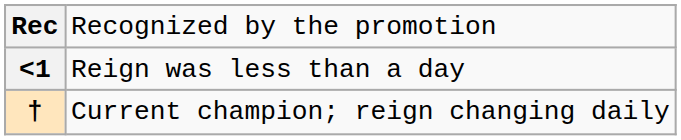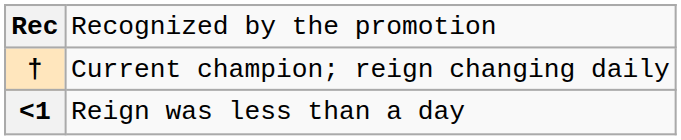rows swapped: (35, 112) <-> (35, 69)
